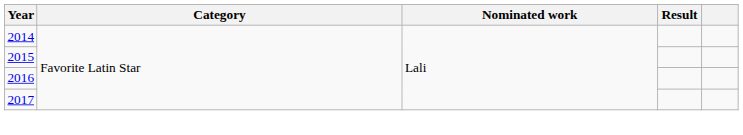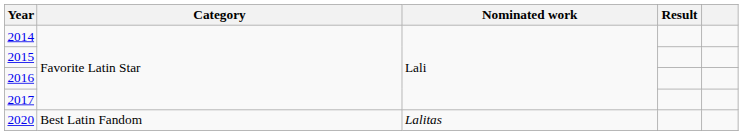+ row: (21, 120)
